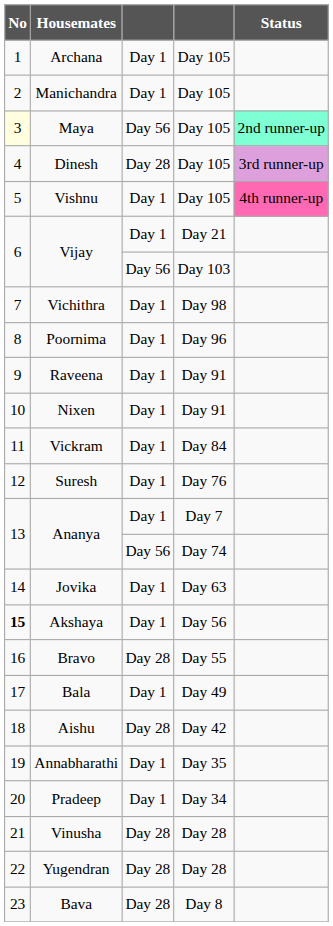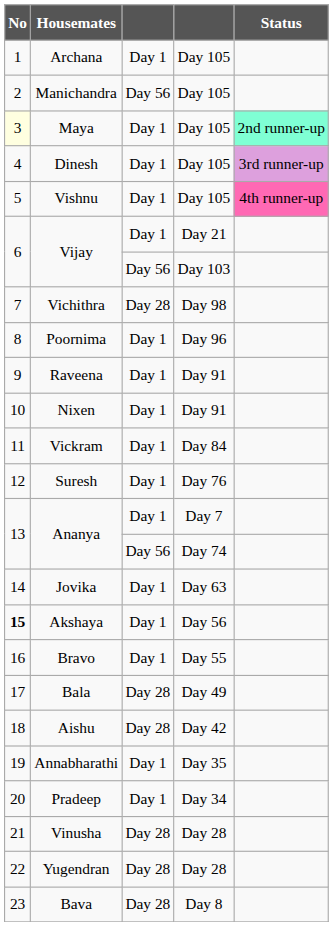(148, 93) Day 1 -> (148, 93) Day 56
(148, 128) Day 56 -> (148, 128) Day 1
(148, 163) Day 28 -> (148, 163) Day 1
(148, 304) Day 1 -> (148, 304) Day 28
(148, 657) Day 28 -> (148, 657) Day 1
(148, 692) Day 1 -> (148, 692) Day 28
